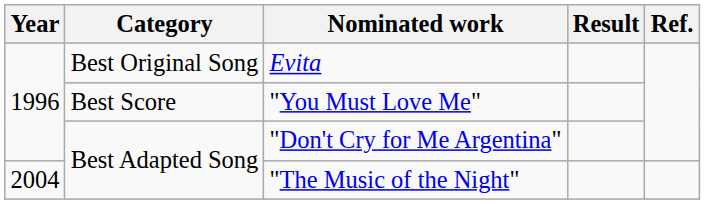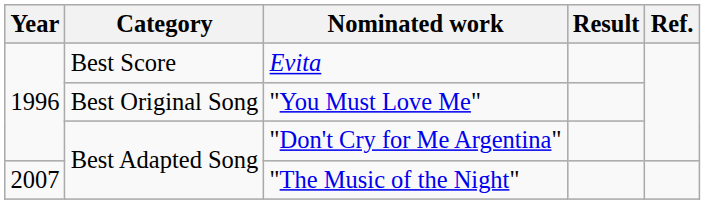(164, 62) Best Original Song -> (123, 62) Best Score
(123, 101) Best Score -> (164, 101) Best Original Song
(35, 179) 2004 -> (35, 179) 2007
